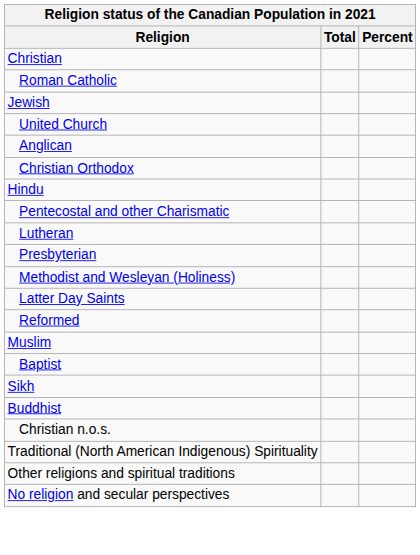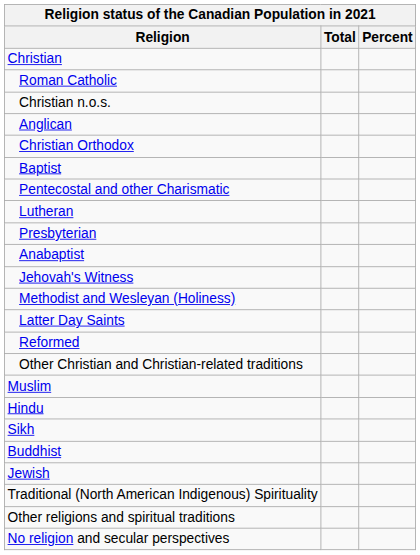rows swapped: (59, 430) <-> (29, 102)
- row: (57, 124)
rows swapped: (34, 364) <-> (26, 189)
+ row: (46, 255)
+ row: (70, 277)
+ row: (155, 364)
